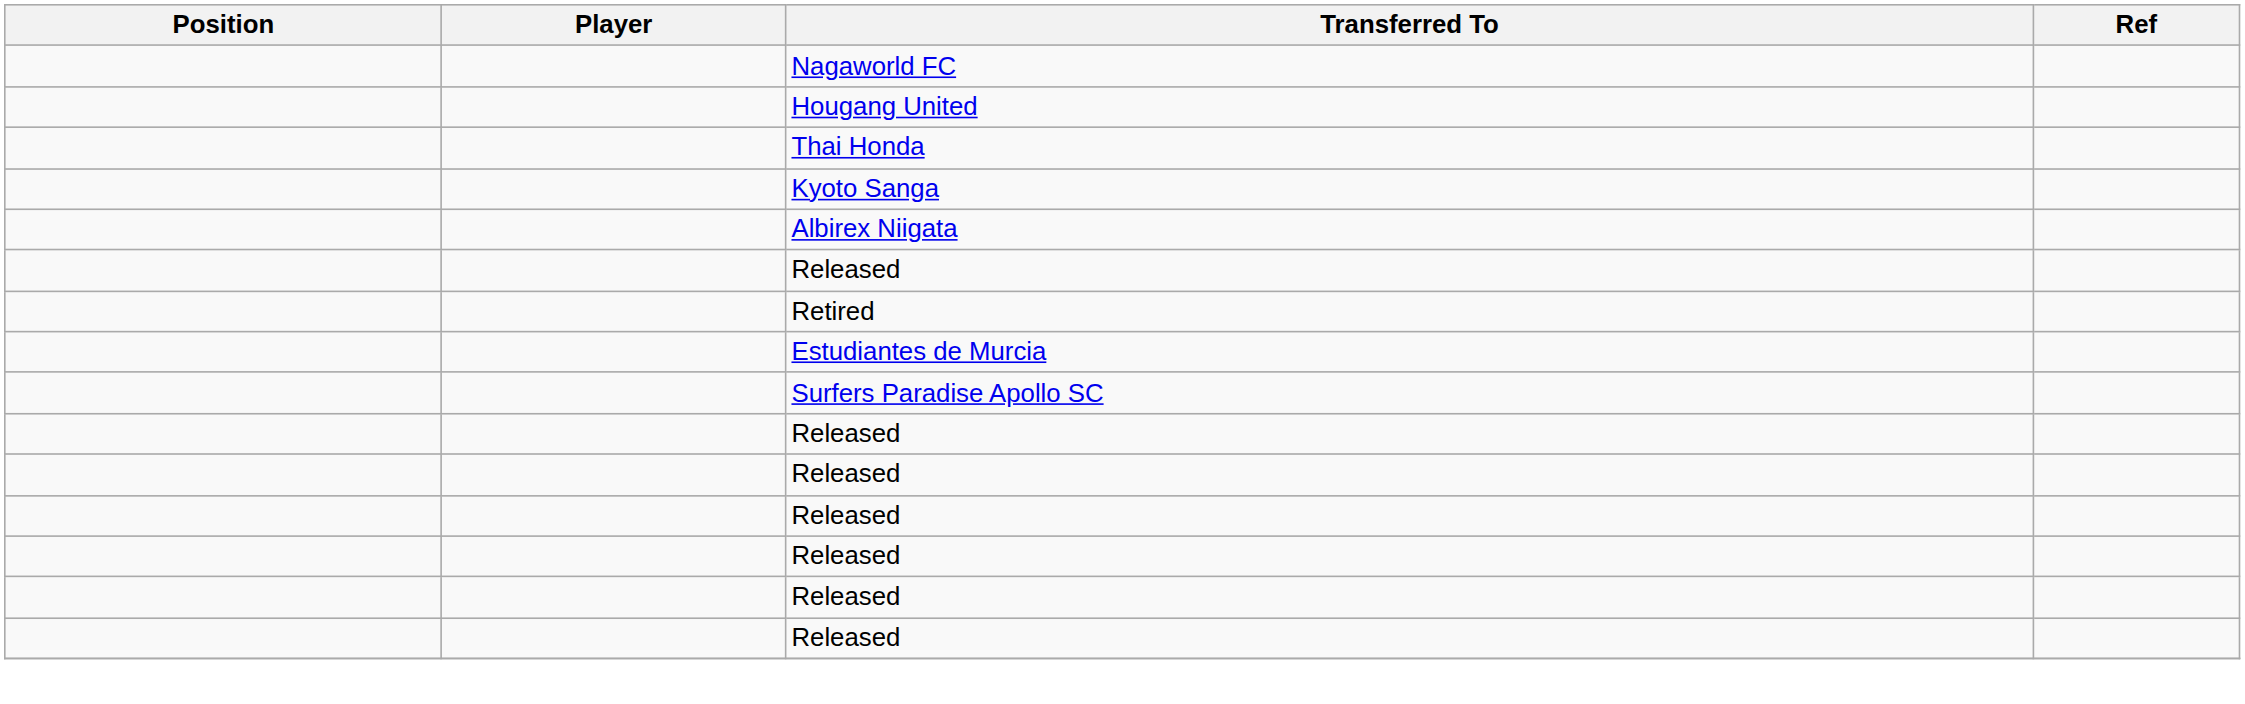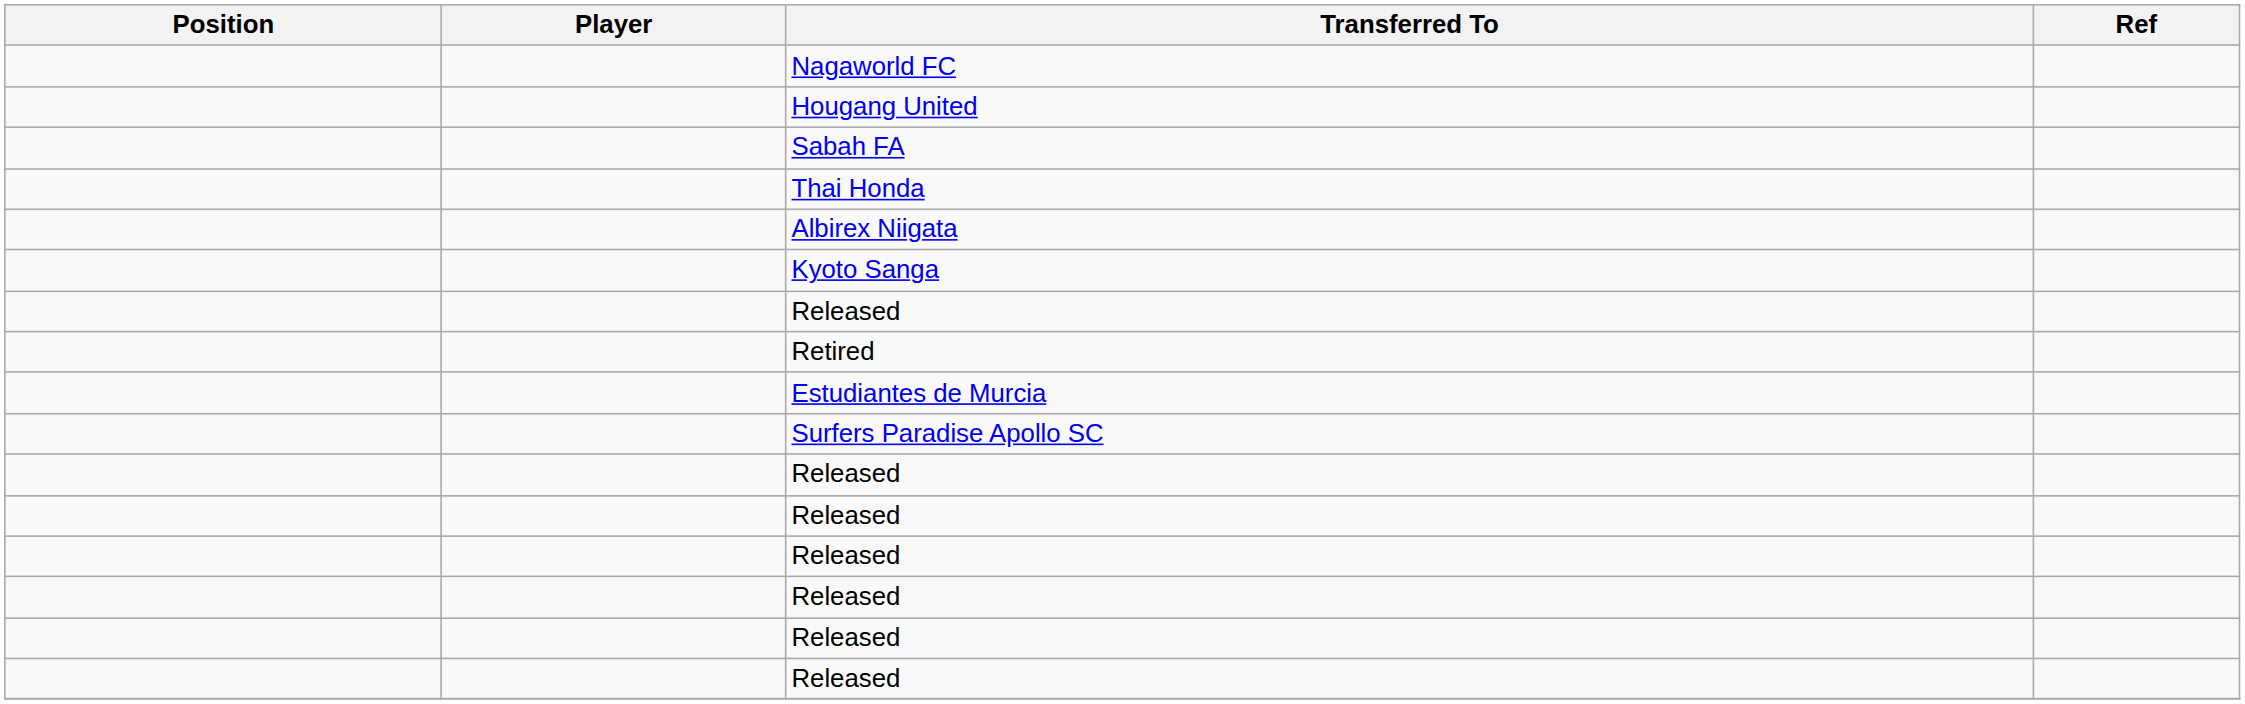+ row: (223, 148)
rows swapped: (223, 189) <-> (223, 230)
